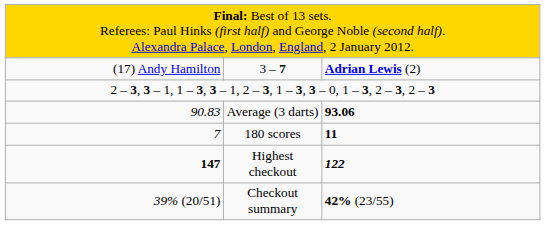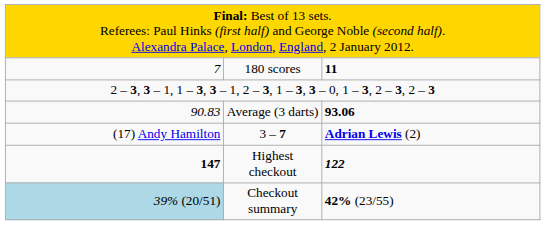rows swapped: (273, 68) <-> (273, 134)
(187, 201) no background -> (187, 201) lightblue background
